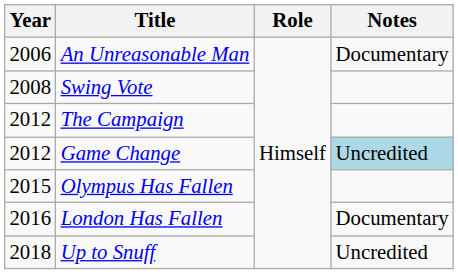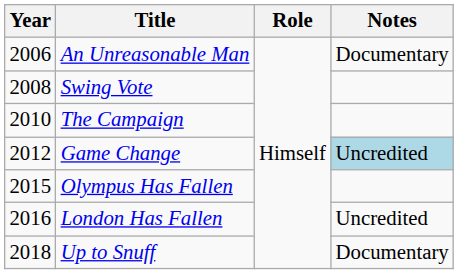(30, 119) 2012 -> (30, 119) 2010
(392, 218) Documentary -> (382, 218) Uncredited
(382, 251) Uncredited -> (392, 251) Documentary
